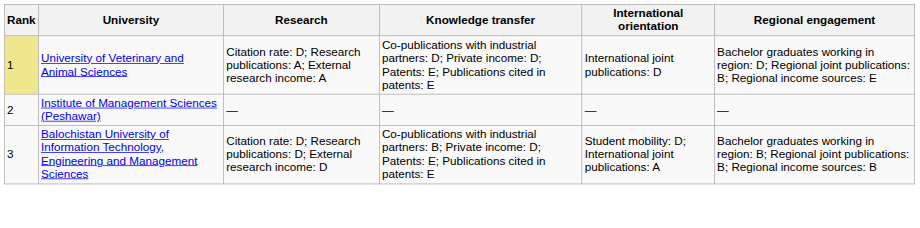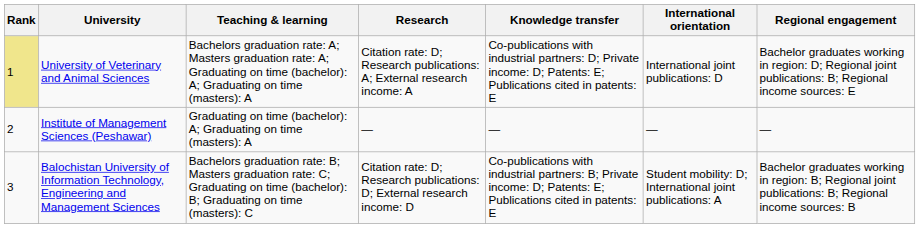+ column: (272, 20)
